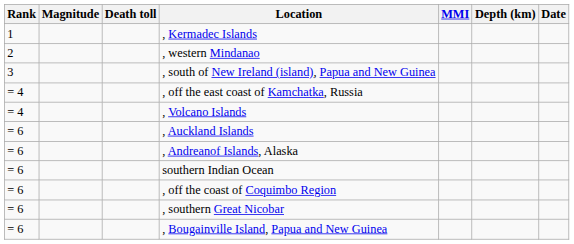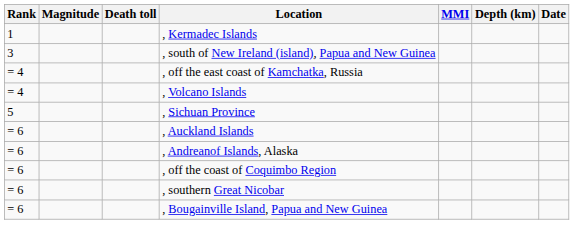- row: (211, 53)
+ row: (209, 111)
- row: (218, 170)
